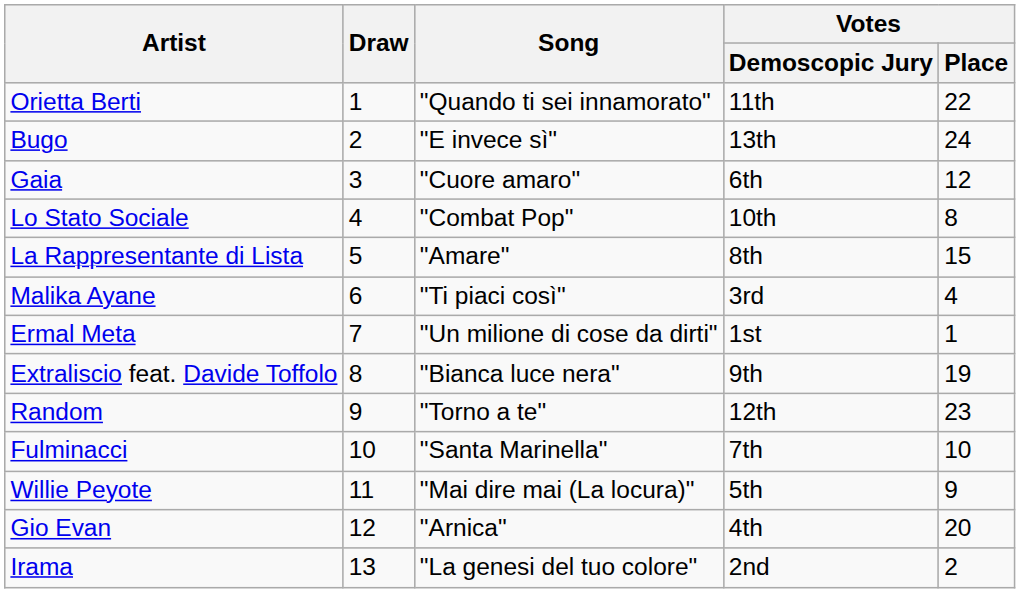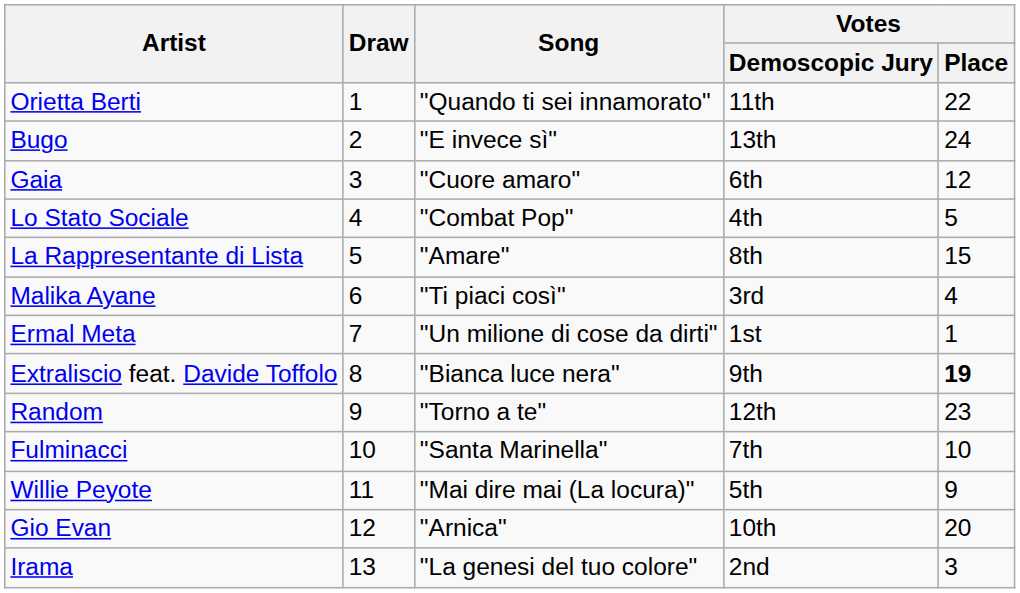(753, 218) 10th -> (746, 218) 4th
(951, 218) 8 -> (951, 218) 5
(958, 373) normal -> (958, 373) bold
(746, 528) 4th -> (753, 528) 10th
(951, 567) 2 -> (951, 567) 3
